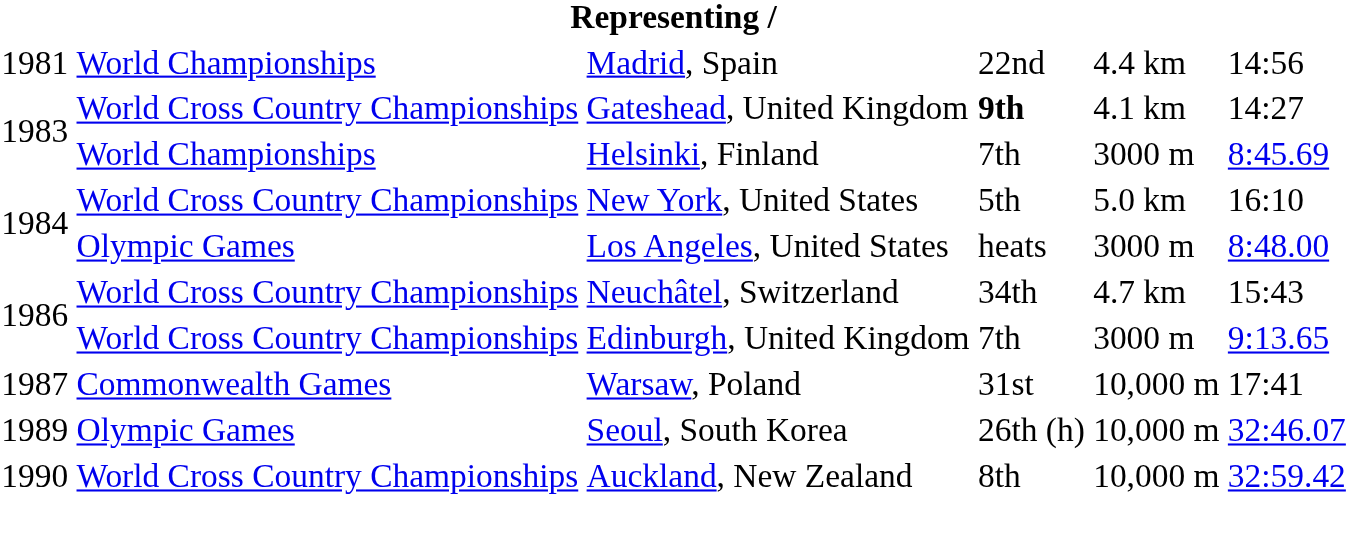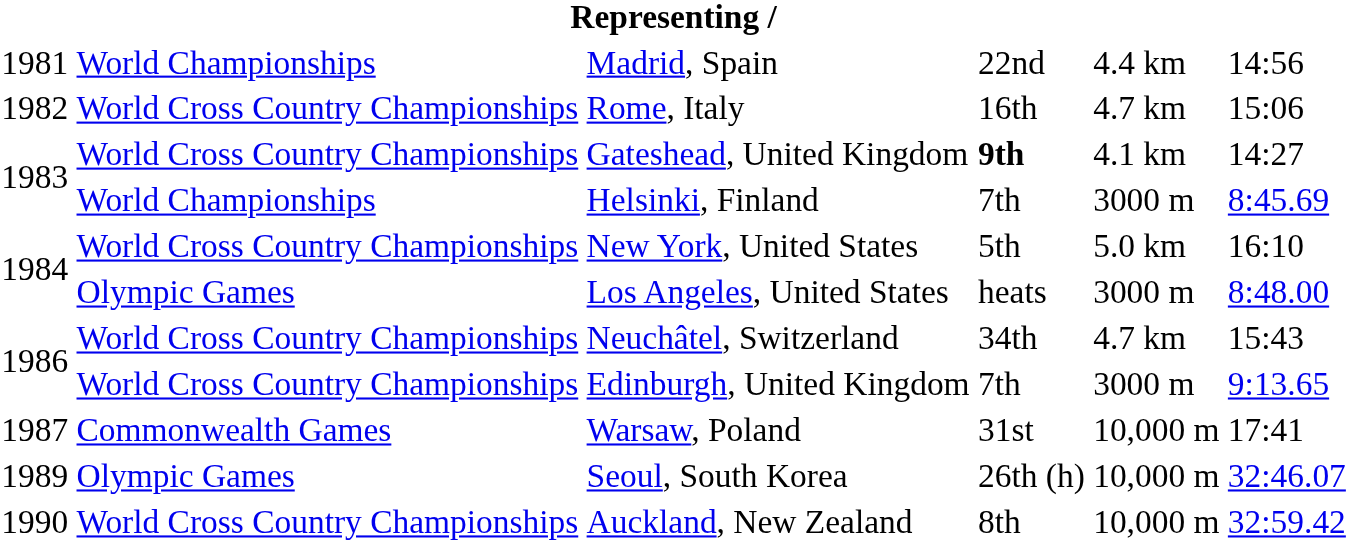+ row: (666, 108)
